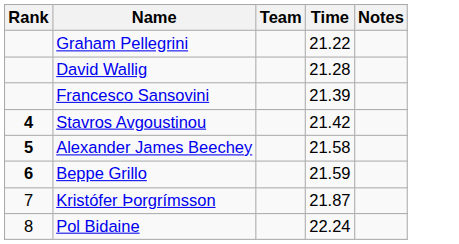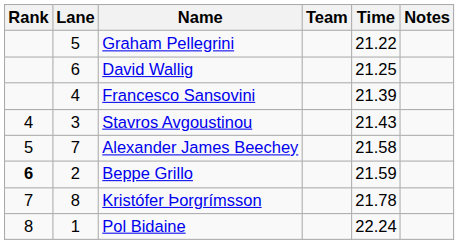+ column: (75, 17)
(330, 69) 21.28 -> (376, 69) 21.25
(28, 122) bold -> (28, 122) normal
(330, 122) 21.42 -> (376, 122) 21.43
(28, 148) bold -> (28, 148) normal
(330, 200) 21.87 -> (376, 200) 21.78
